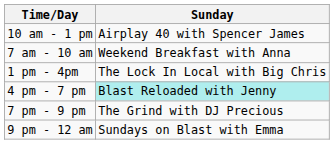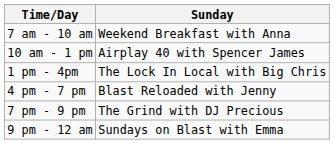rows swapped: (50, 53) <-> (50, 33)
(187, 91) paleturquoise background -> (187, 91) no background
